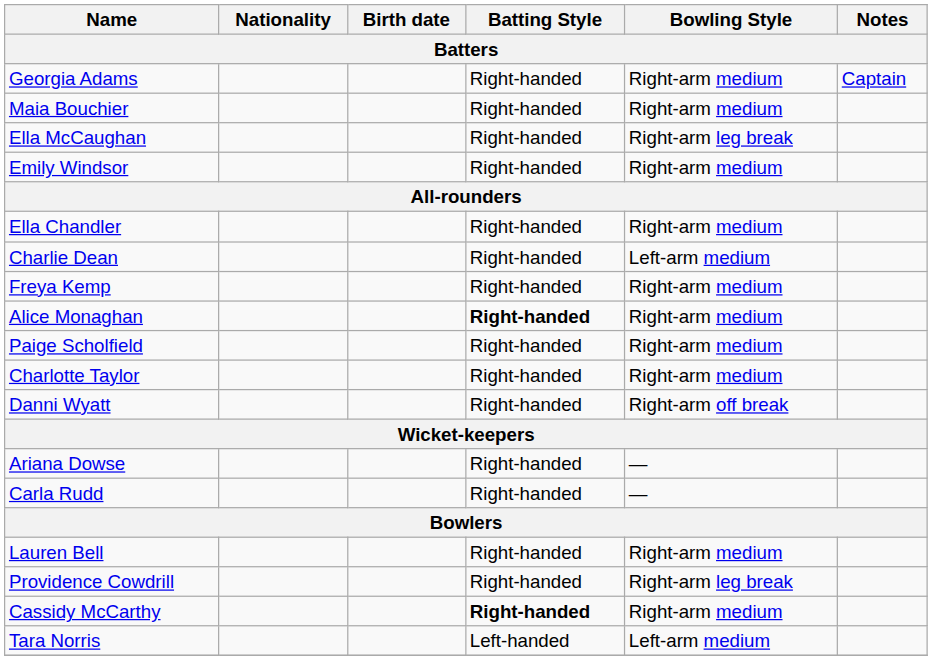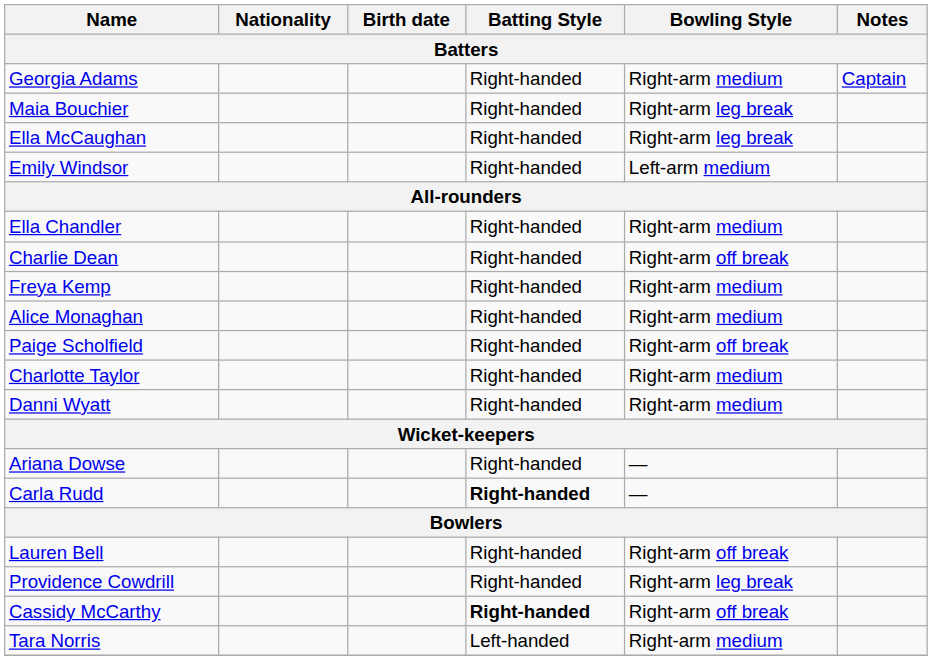(706, 108) Right-arm medium -> (711, 108) Right-arm leg break
(706, 168) Right-arm medium -> (699, 168) Left-arm medium
(699, 256) Left-arm medium -> (709, 256) Right-arm off break
(530, 316) bold -> (526, 316) normal
(706, 345) Right-arm medium -> (709, 345) Right-arm off break
(709, 404) Right-arm off break -> (706, 404) Right-arm medium
(526, 493) normal -> (530, 493) bold
(706, 552) Right-arm medium -> (709, 552) Right-arm off break
(706, 612) Right-arm medium -> (709, 612) Right-arm off break
(699, 641) Left-arm medium -> (706, 641) Right-arm medium
